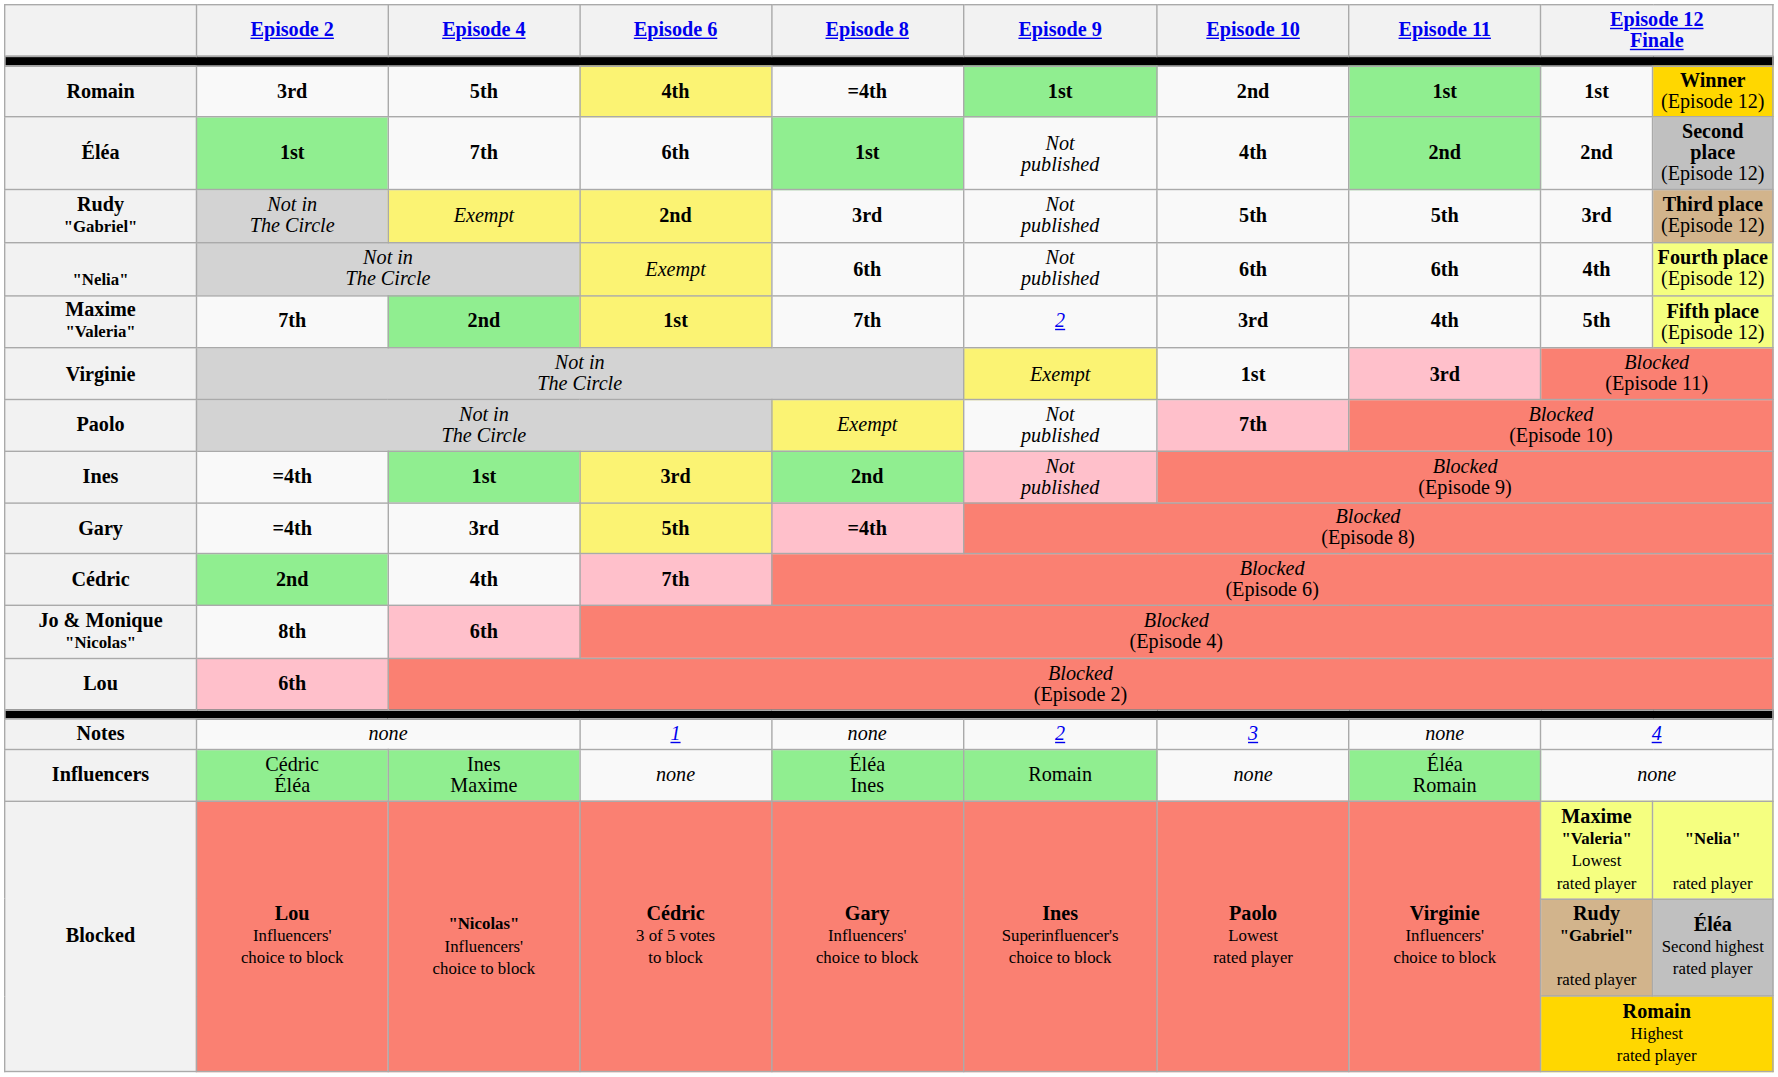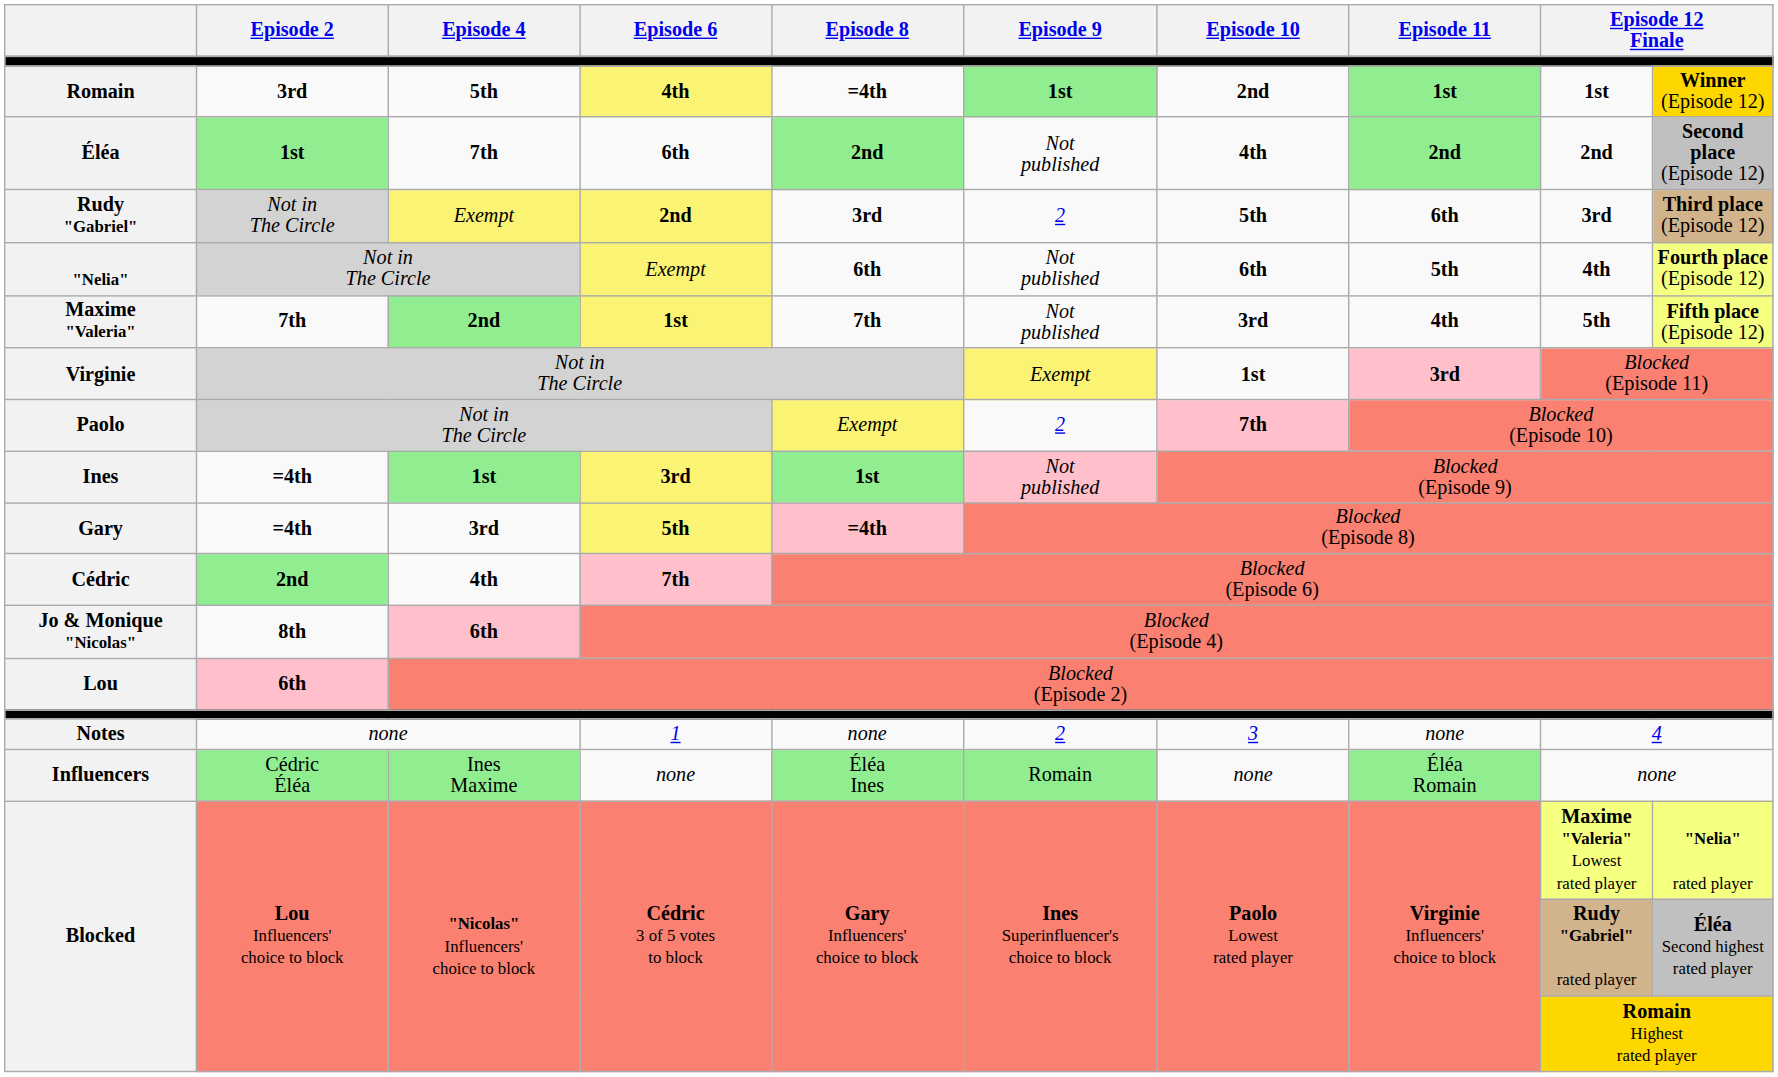(867, 153) 1st -> (867, 153) 2nd
(1060, 216) Not published -> (1060, 216) 2
(1445, 216) 5th -> (1445, 216) 6th
(1445, 268) 6th -> (1445, 268) 5th
(1060, 321) 2 -> (1060, 321) Not published
(1060, 425) Not published -> (1060, 425) 2
(867, 476) 2nd -> (867, 476) 1st
